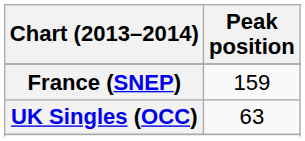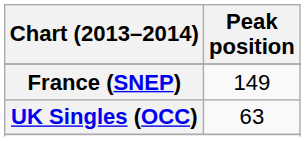(252, 81) 159 -> (252, 81) 149
